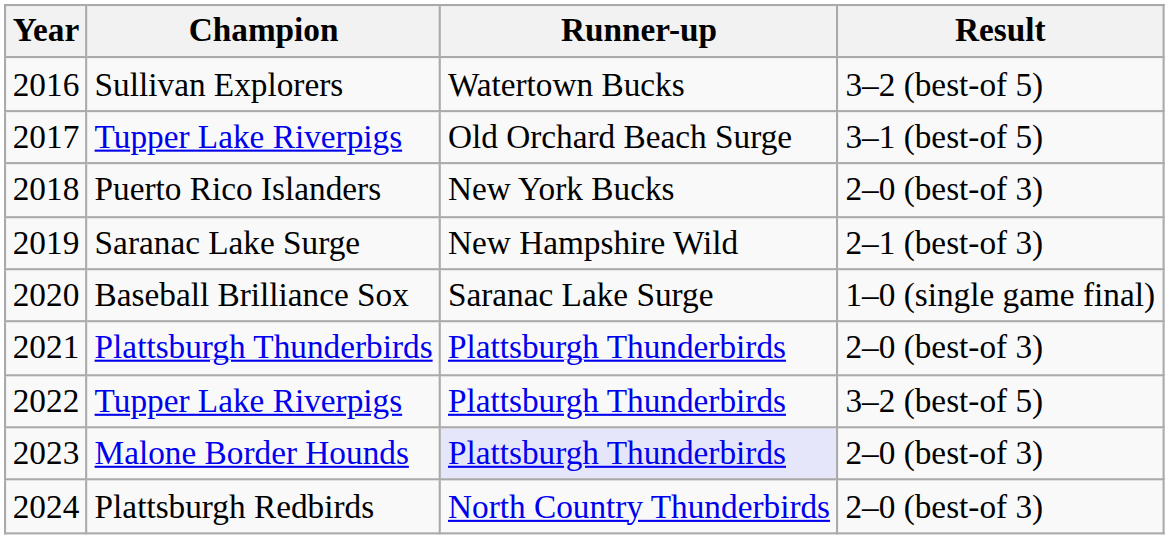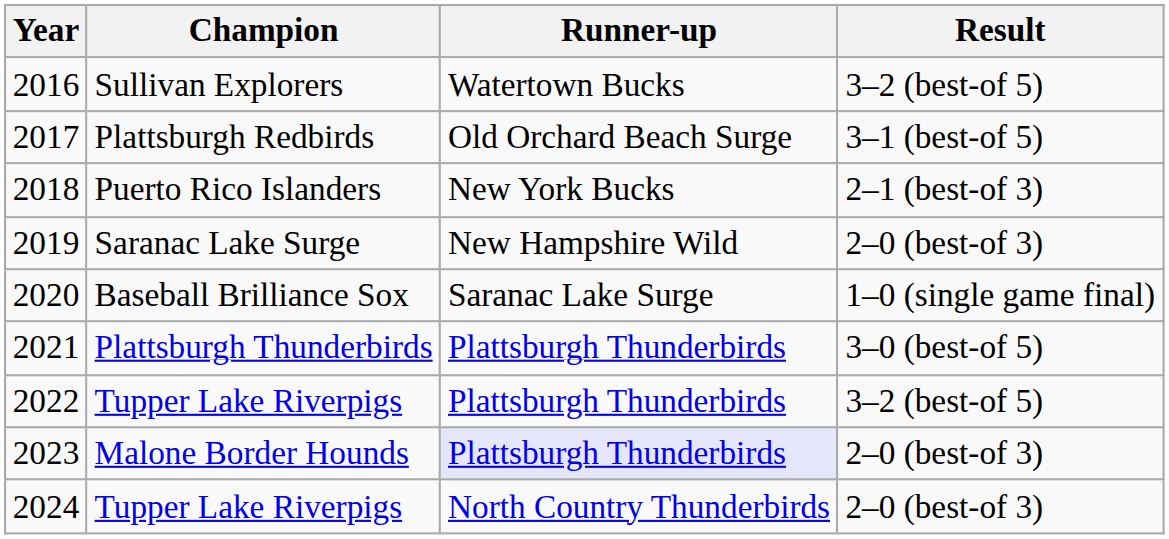(248, 136) Tupper Lake Riverpigs -> (234, 136) Plattsburgh Redbirds
(944, 189) 2–0 (best-of 3) -> (944, 189) 2–1 (best-of 3)
(944, 242) 2–1 (best-of 3) -> (944, 242) 2–0 (best-of 3)
(944, 347) 2–0 (best-of 3) -> (944, 347) 3–0 (best-of 5)
(234, 505) Plattsburgh Redbirds -> (248, 505) Tupper Lake Riverpigs
